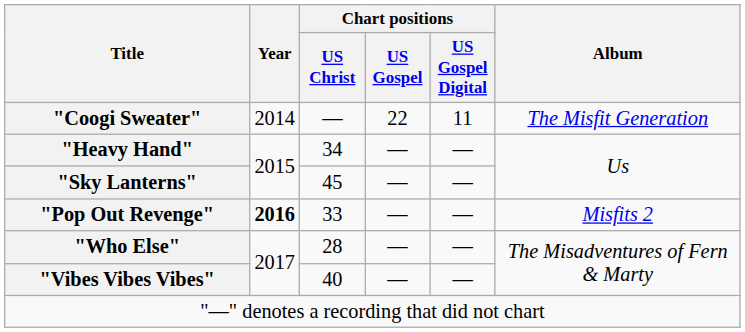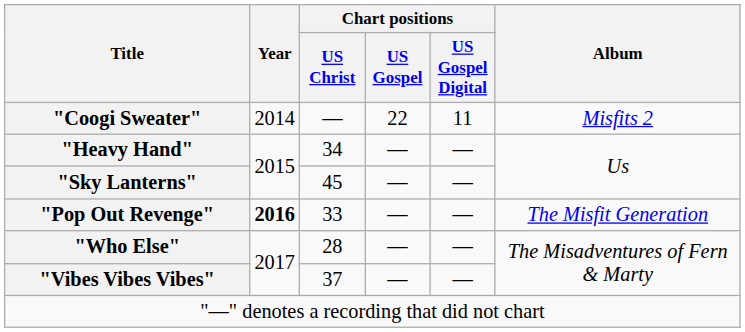(618, 117) The Misfit Generation -> (618, 117) Misfits 2
(618, 214) Misfits 2 -> (618, 214) The Misfit Generation
(332, 279) 40 -> (332, 279) 37
